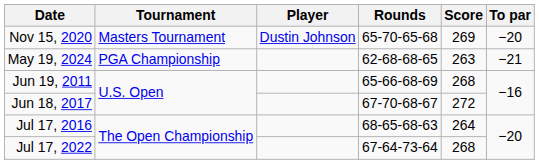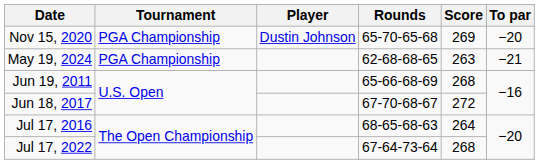(162, 37) Masters Tournament -> (159, 37) PGA Championship
